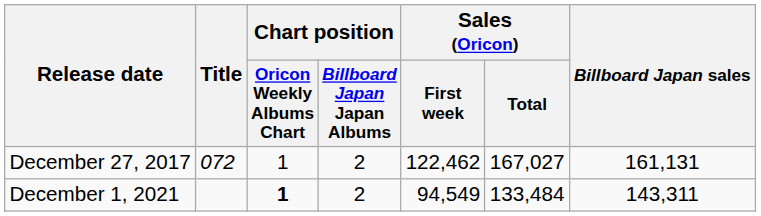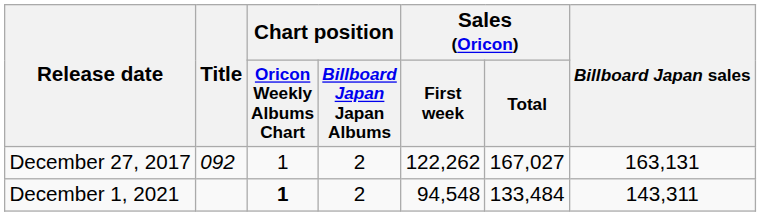(217, 162) 072 -> (217, 162) 092
(443, 162) 122,462 -> (443, 162) 122,262
(662, 162) 161,131 -> (662, 162) 163,131
(449, 195) 94,549 -> (449, 195) 94,548
